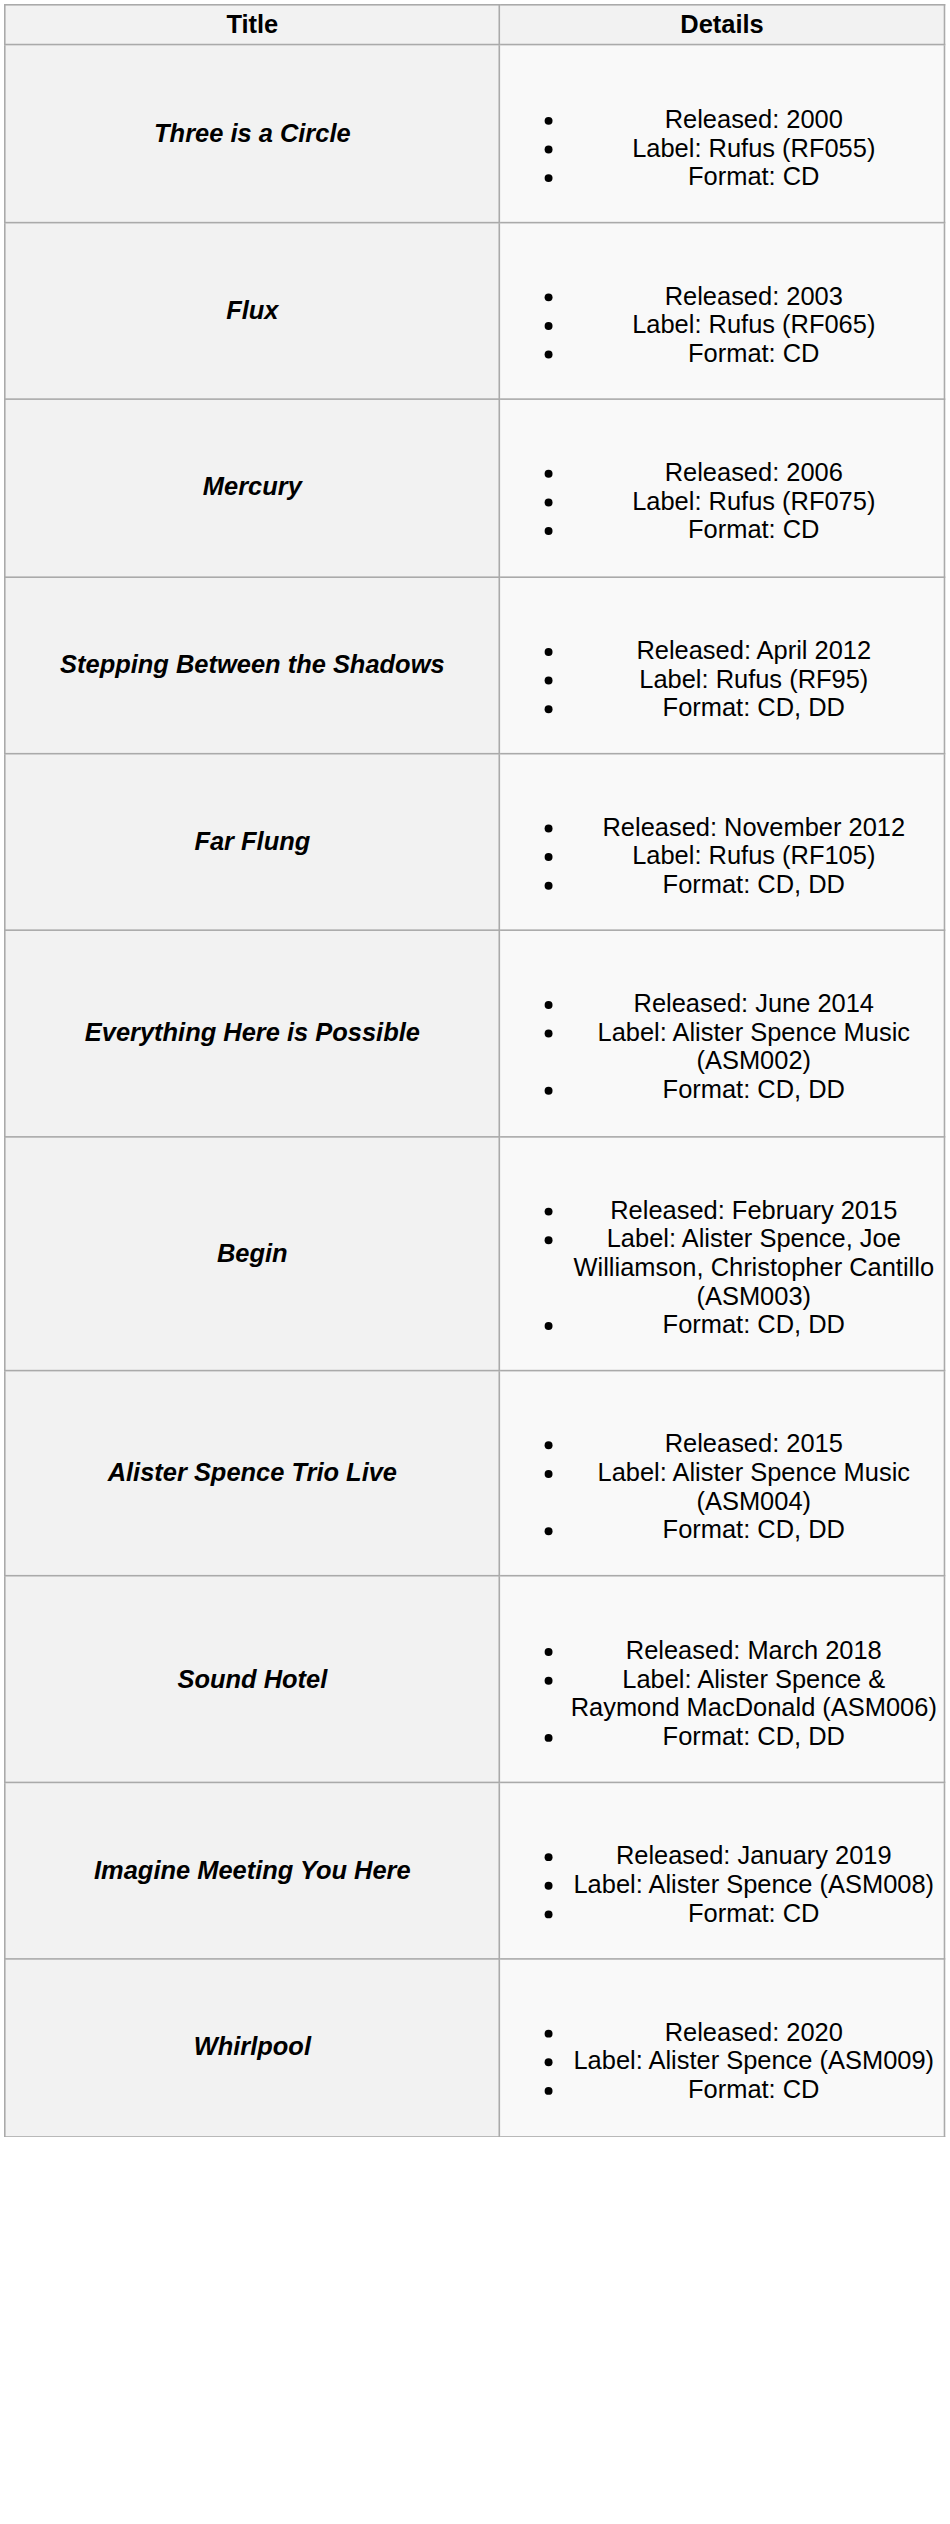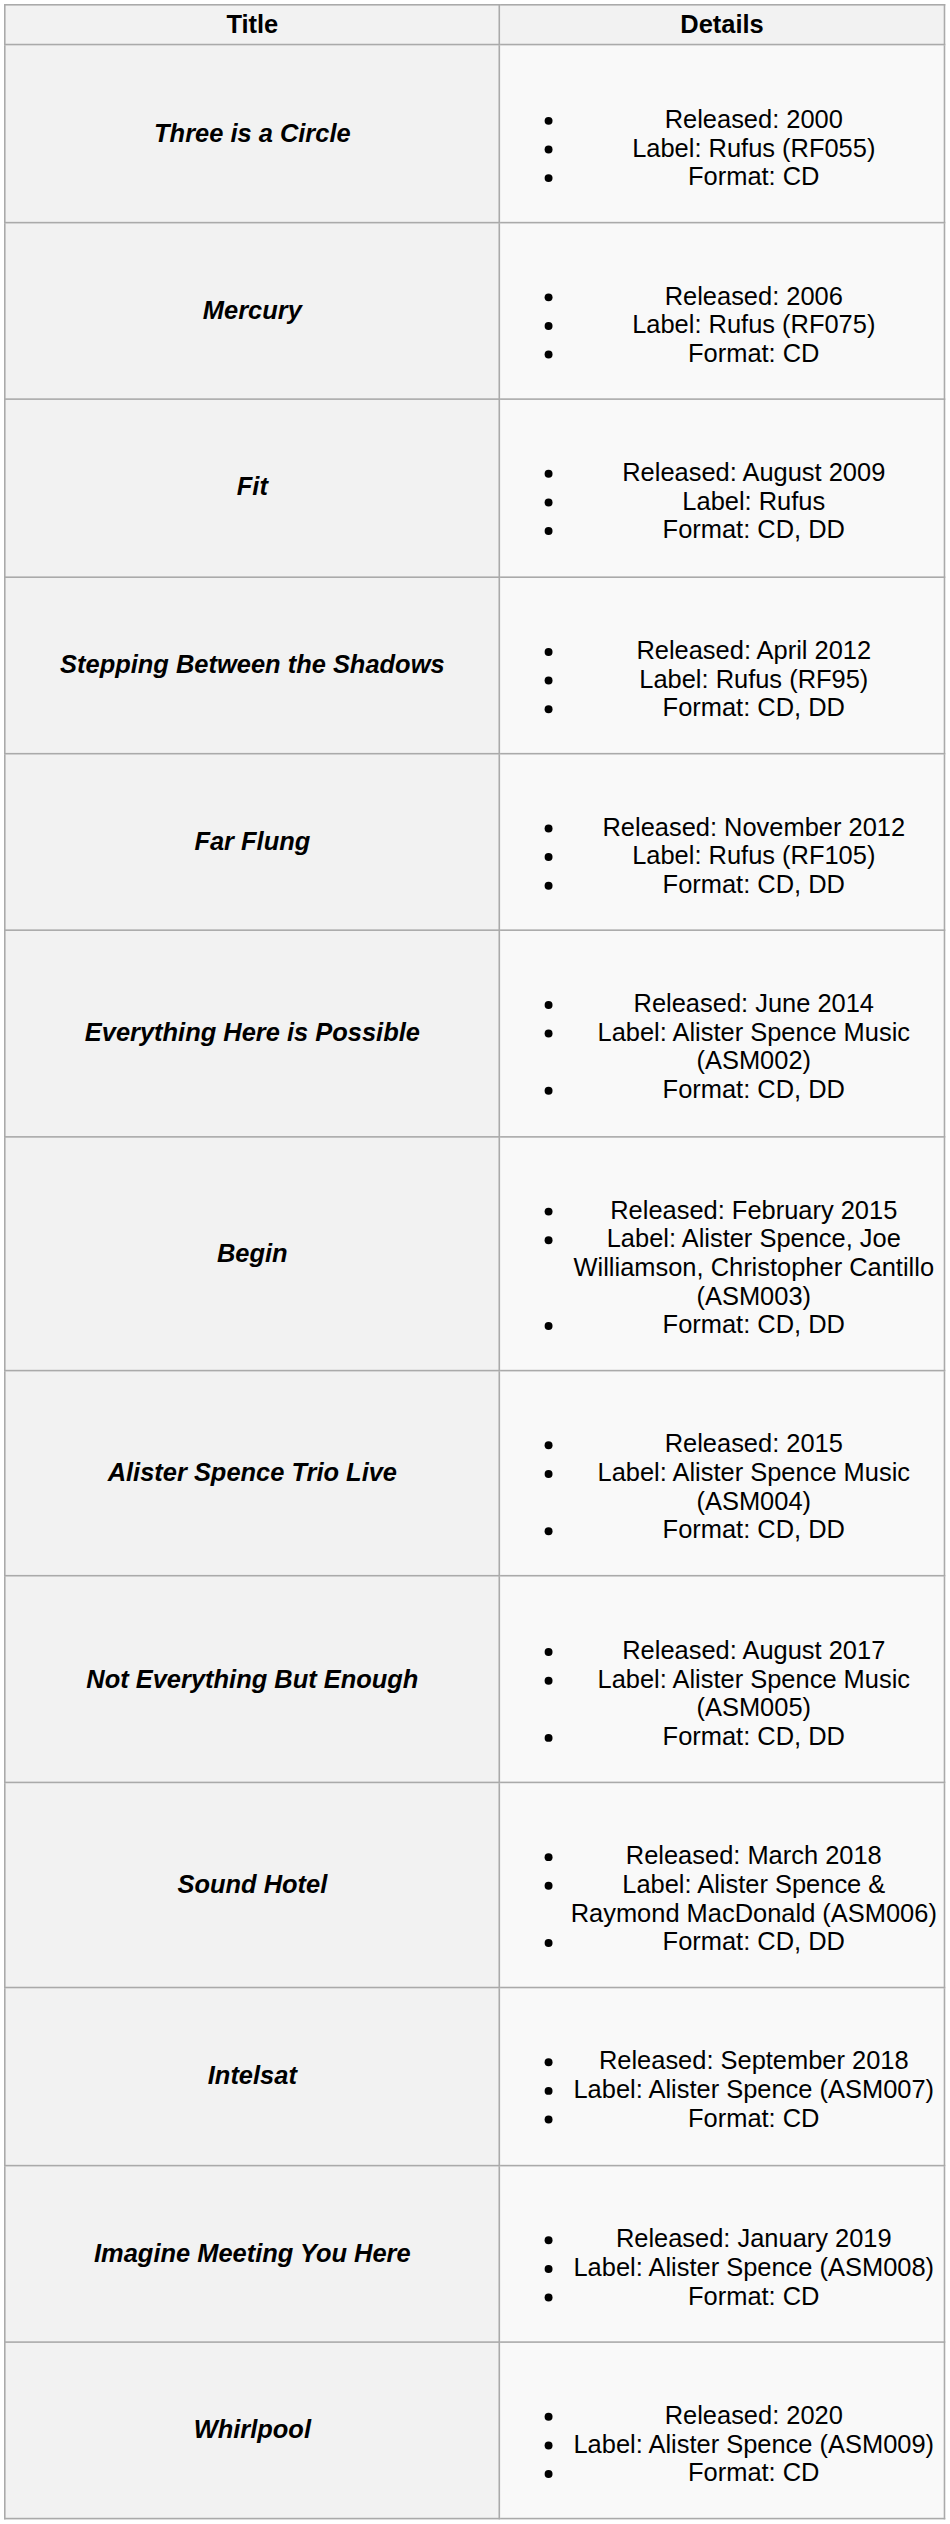- row: (252, 310)
+ row: (252, 487)
+ row: (252, 1678)
+ row: (252, 2075)
